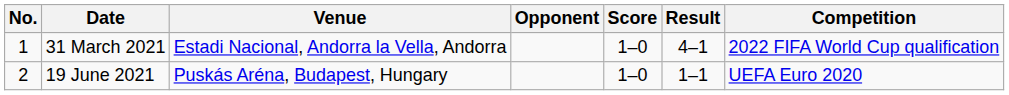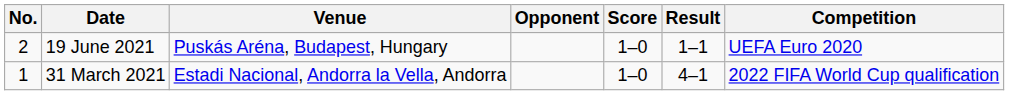rows swapped: (106, 47) <-> (100, 75)
